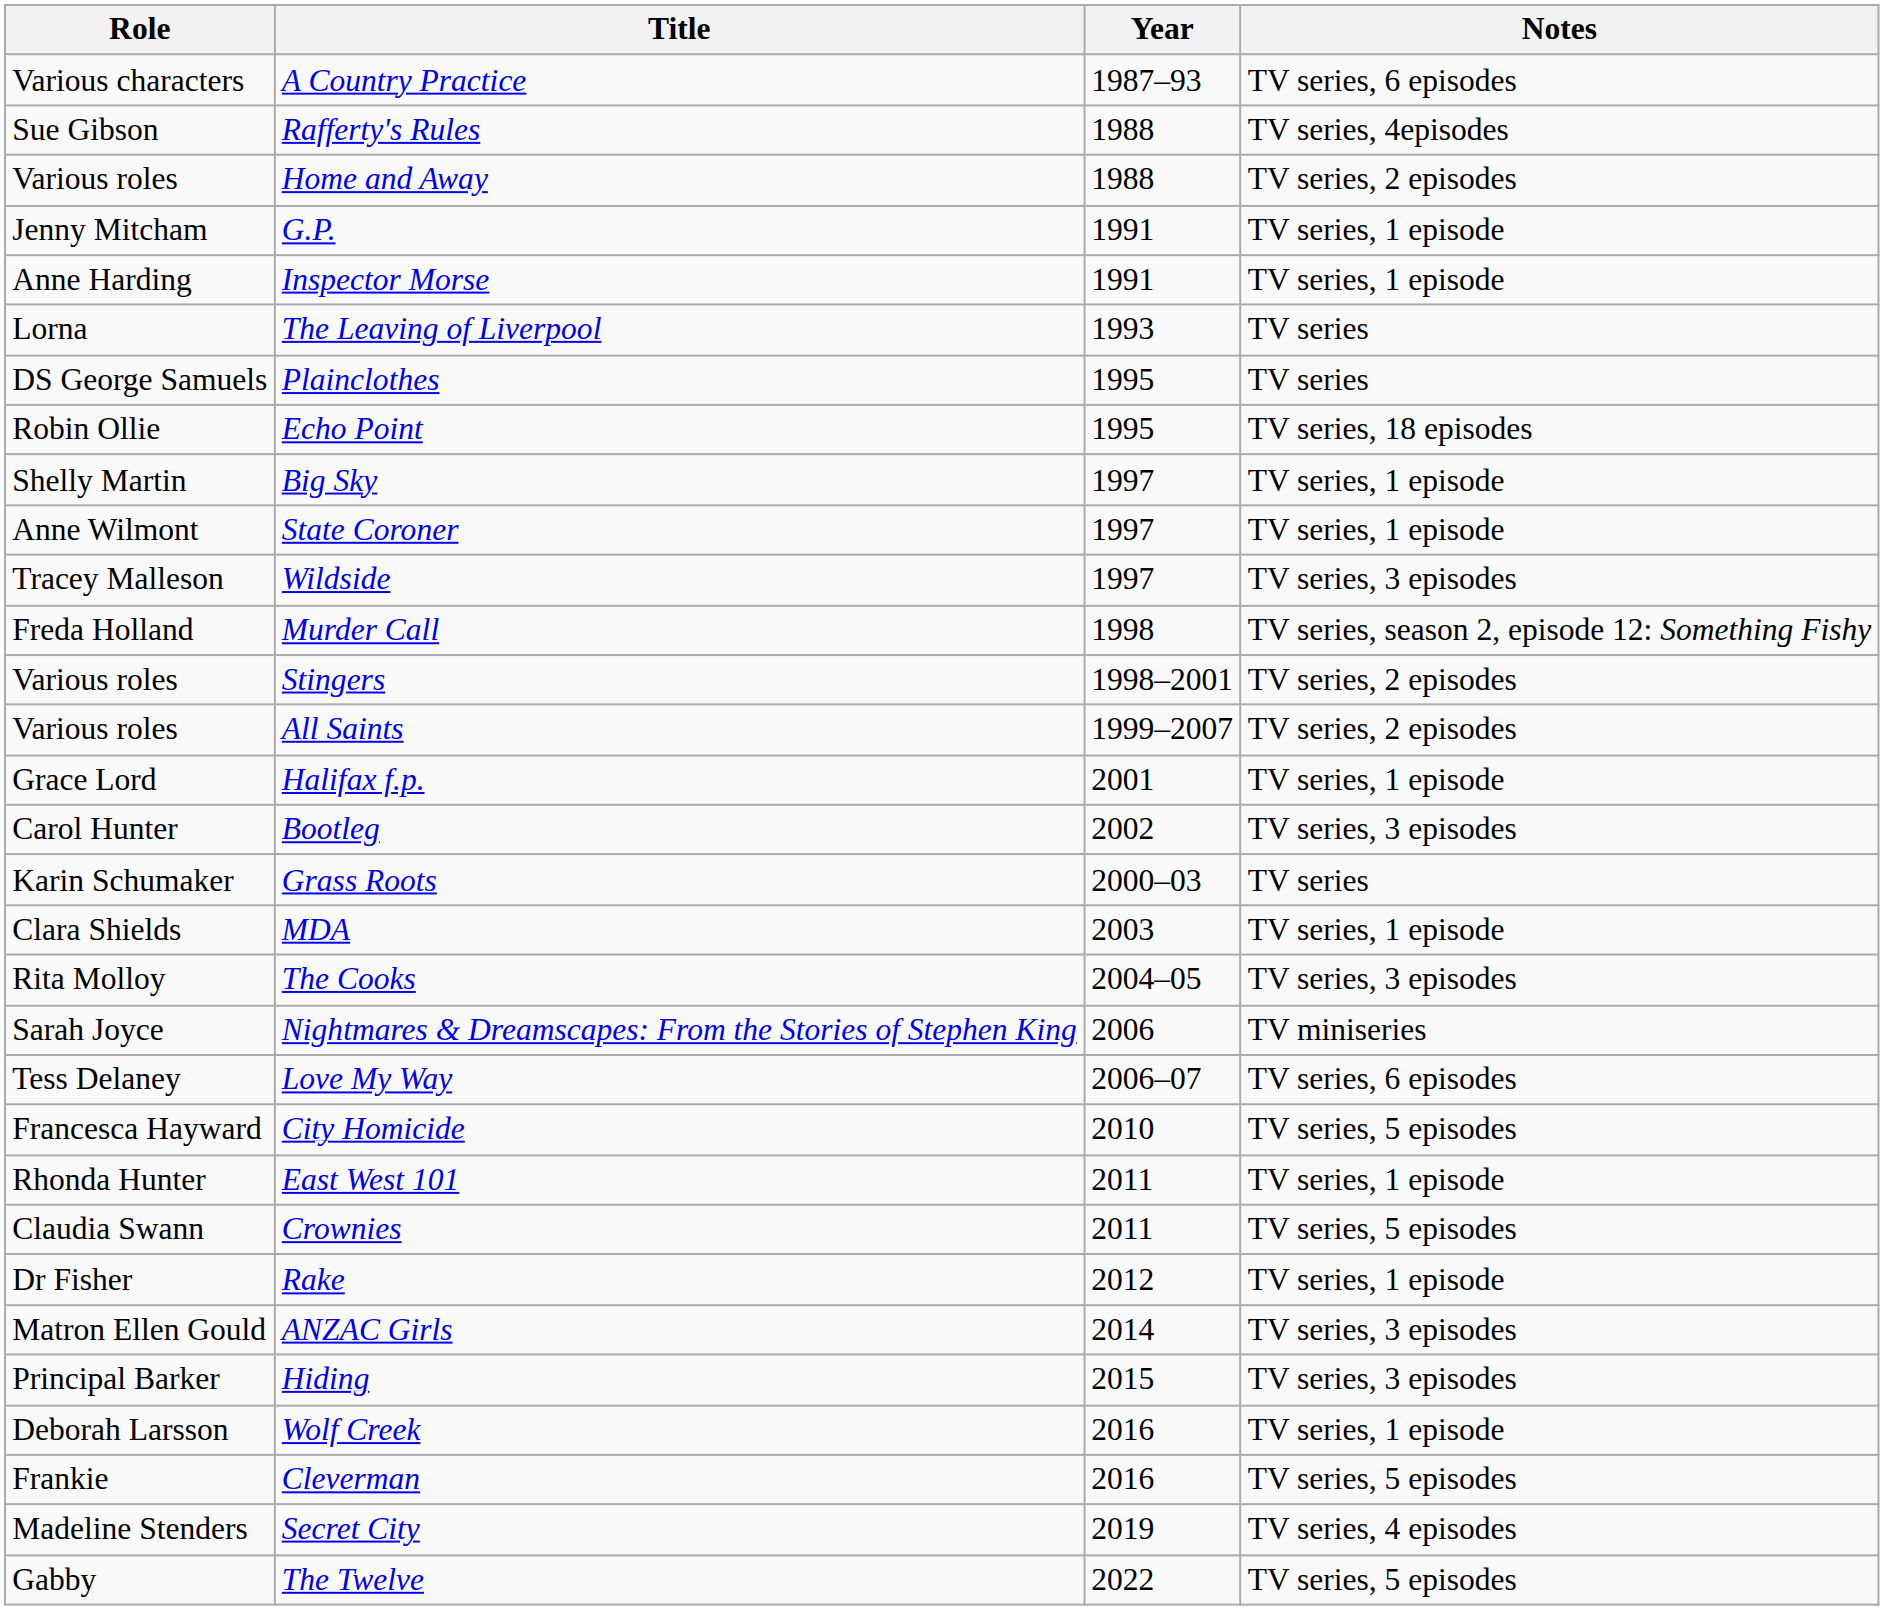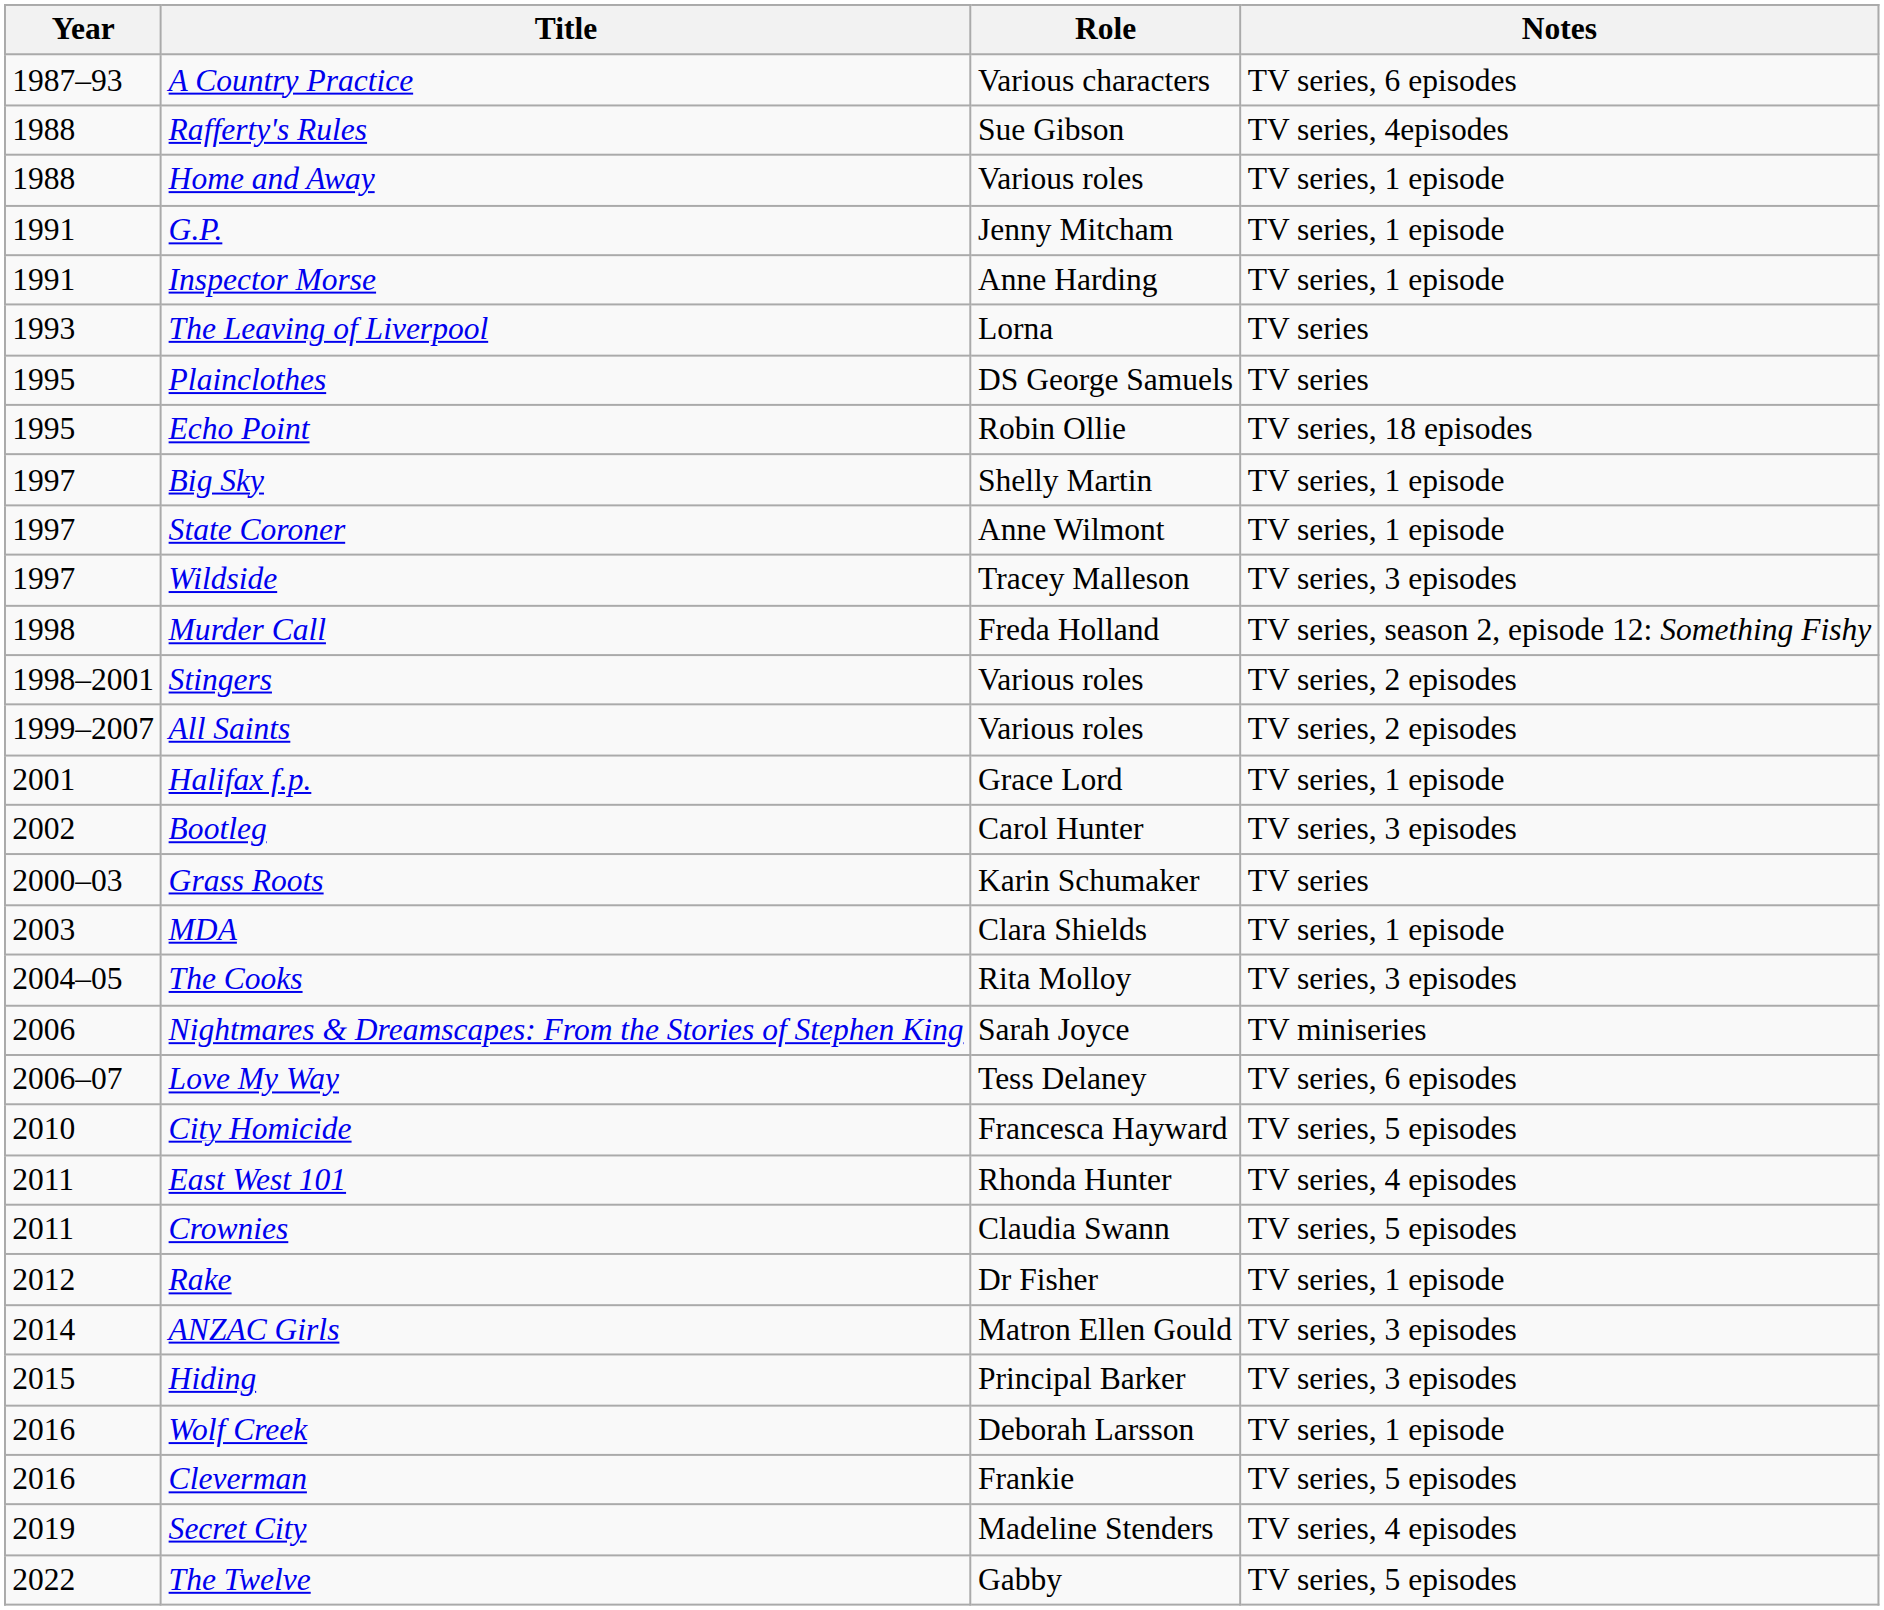columns swapped: (1162, 29) <-> (140, 29)
(1382, 179) TV series, 2 episodes -> (1376, 179) TV series, 1 episode
(1376, 1179) TV series, 1 episode -> (1382, 1179) TV series, 4 episodes
